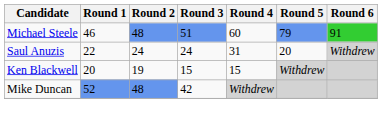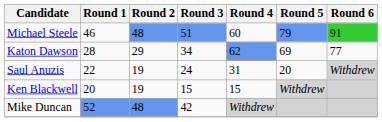+ row: (42, 51)
(138, 51) 24 -> (138, 70) 19
